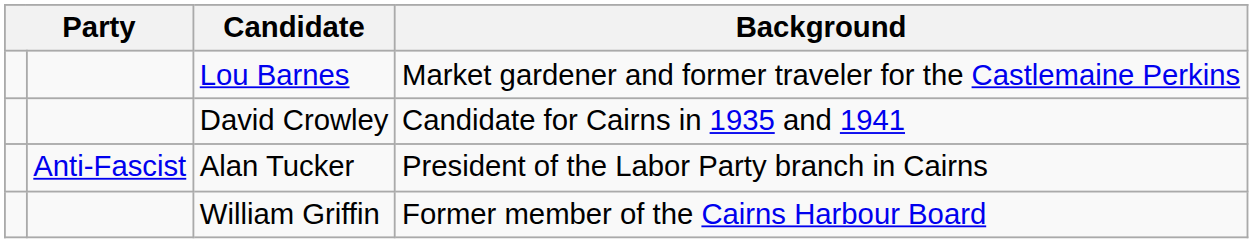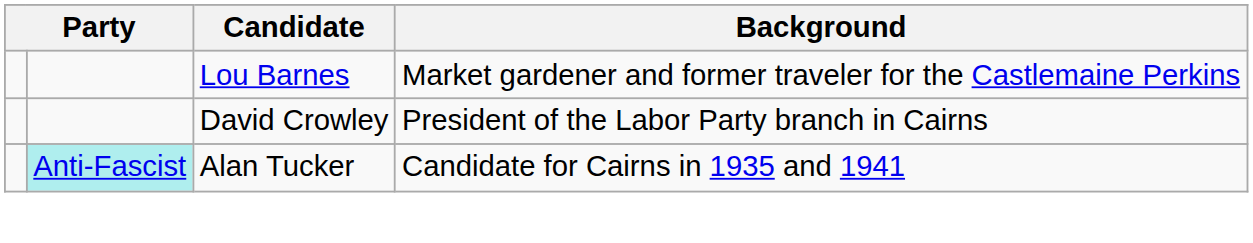(654, 120) Candidate for Cairns in 1935 and 1941 -> (695, 120) President of the Labor Party branch in Cairns
(110, 167) no background -> (110, 167) paleturquoise background
(695, 167) President of the Labor Party branch in Cairns -> (654, 167) Candidate for Cairns in 1935 and 1941
- row: (290, 213)
